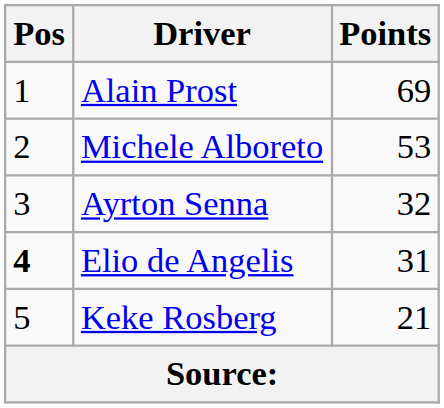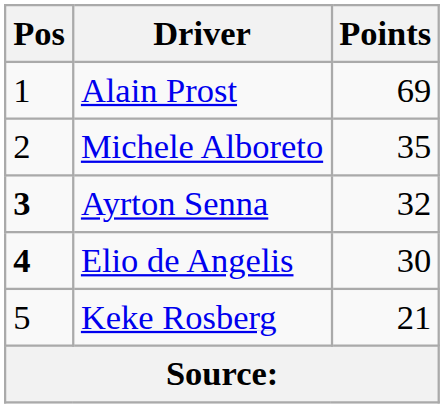(414, 146) 53 -> (414, 146) 35
(22, 203) normal -> (22, 203) bold
(414, 260) 31 -> (414, 260) 30
